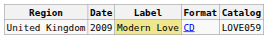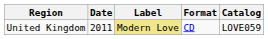(101, 27) 2009 -> (101, 27) 2011
